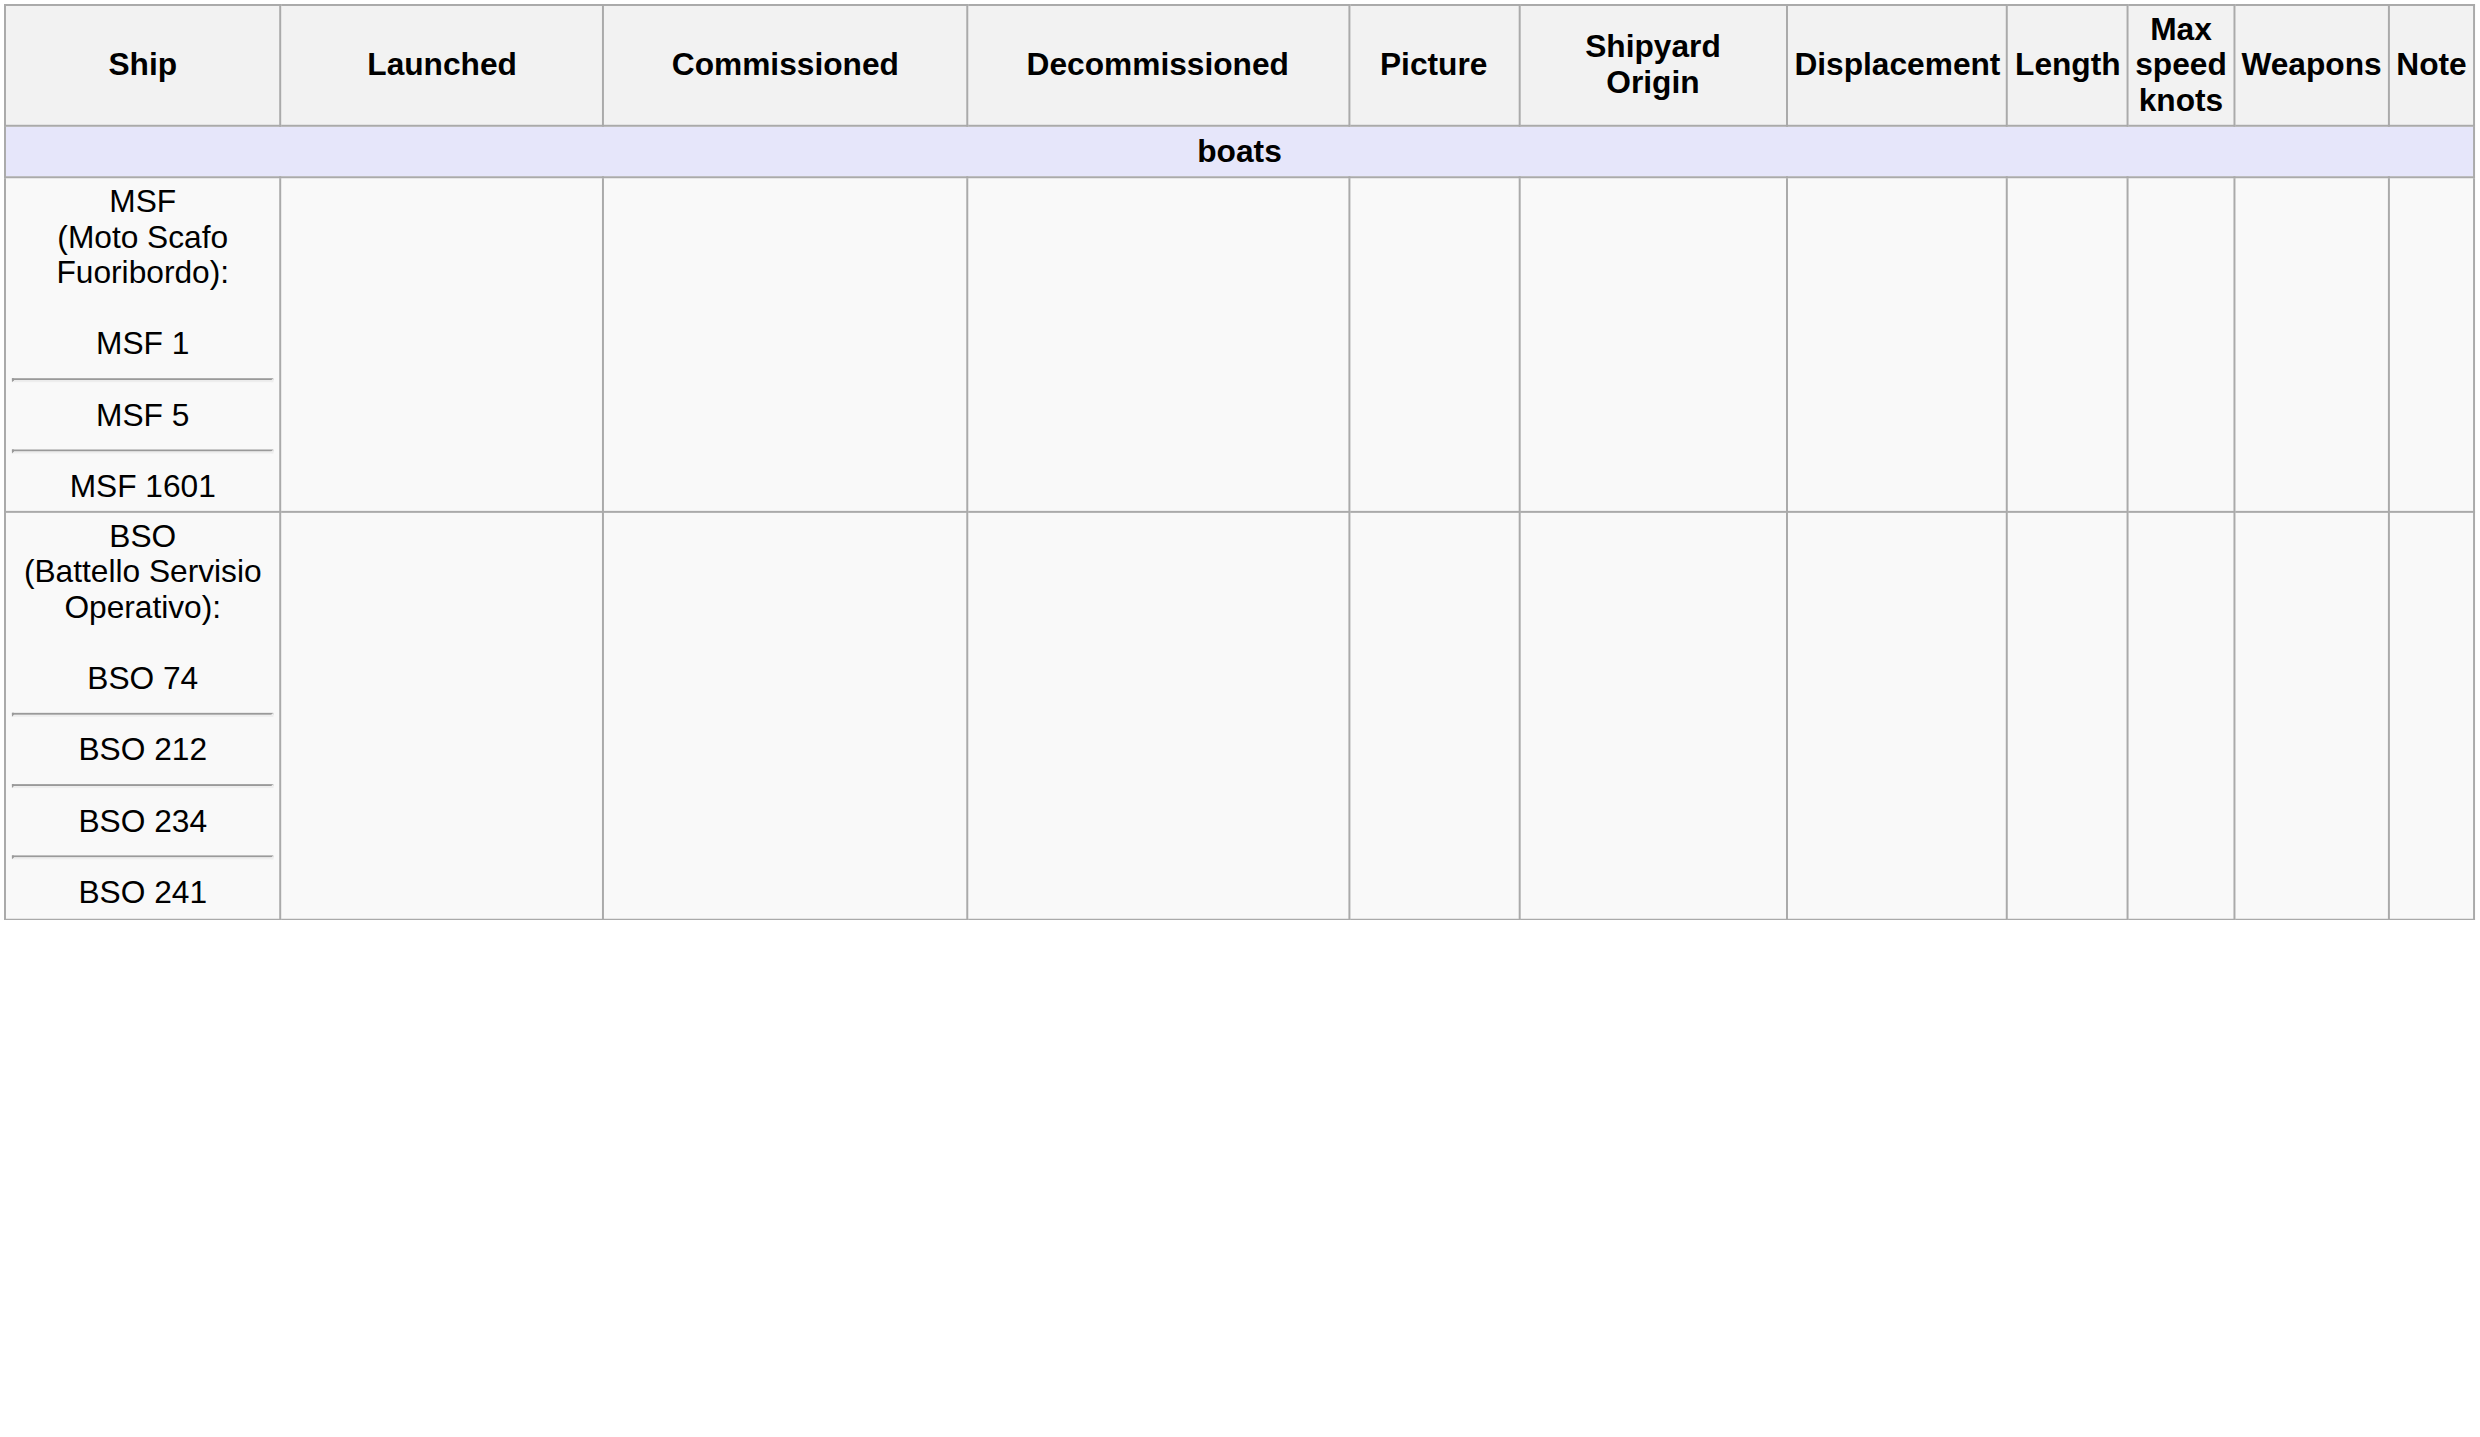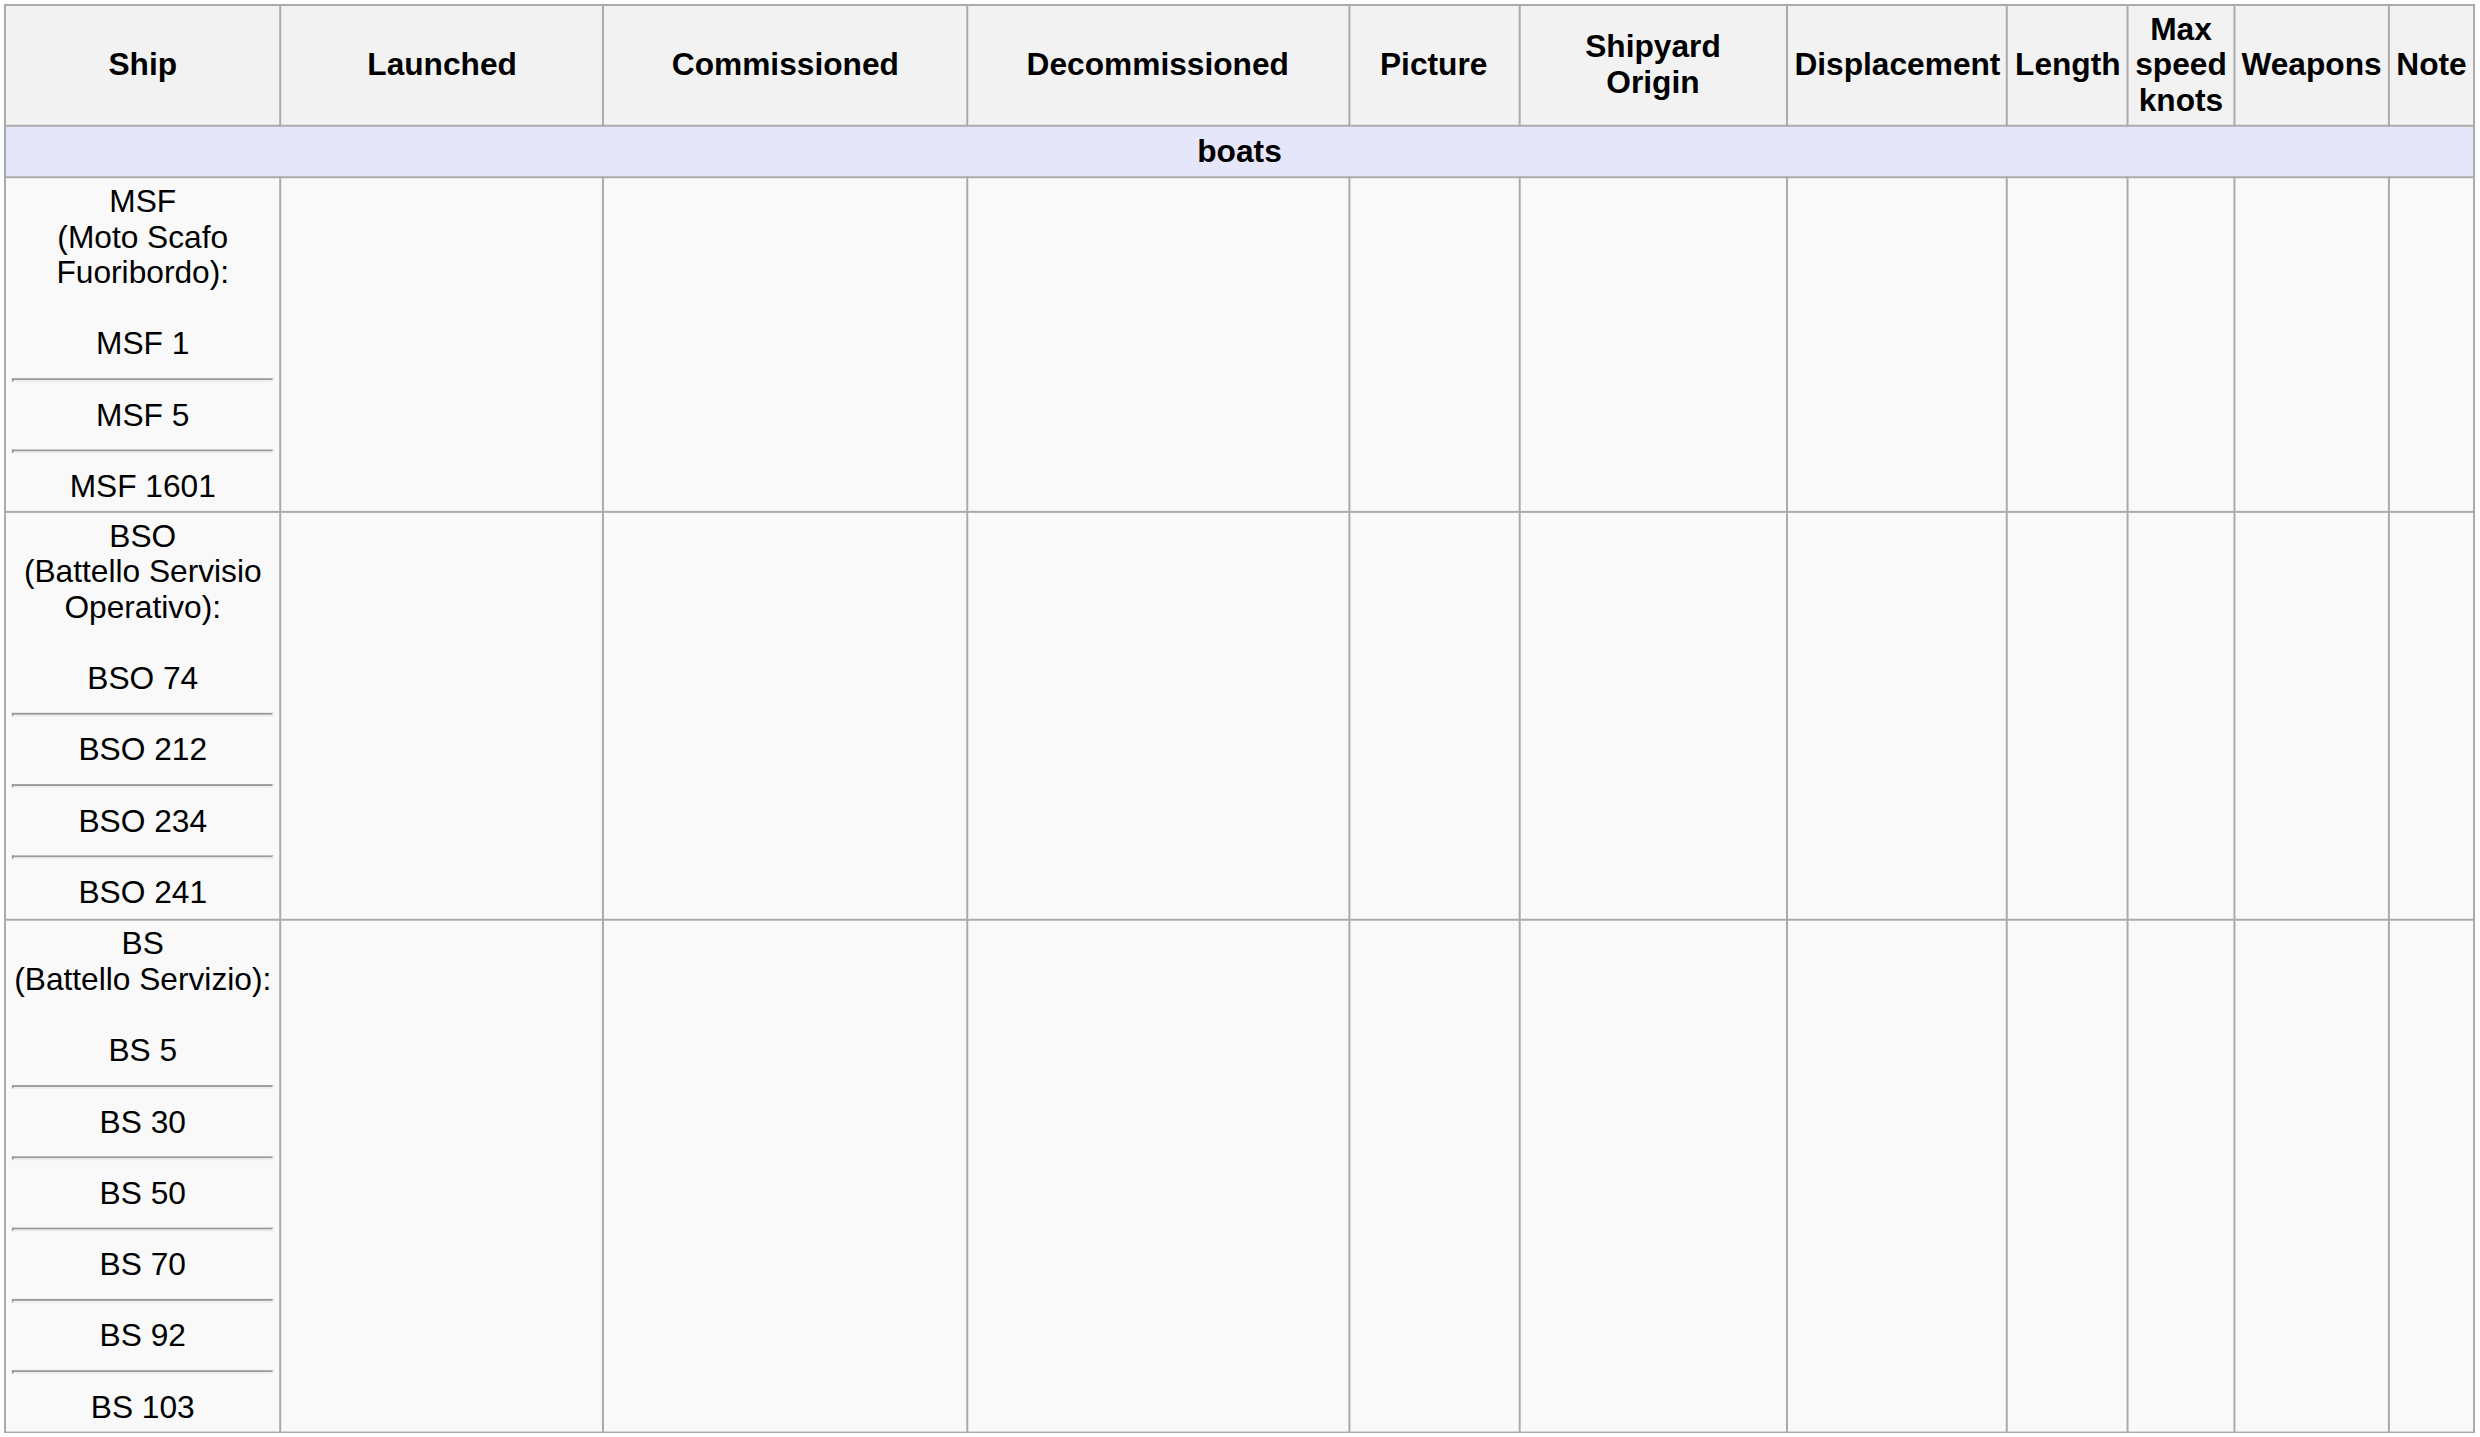+ row: (143, 1175)
